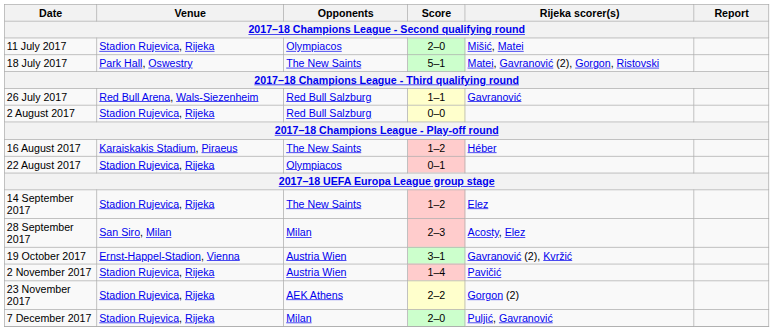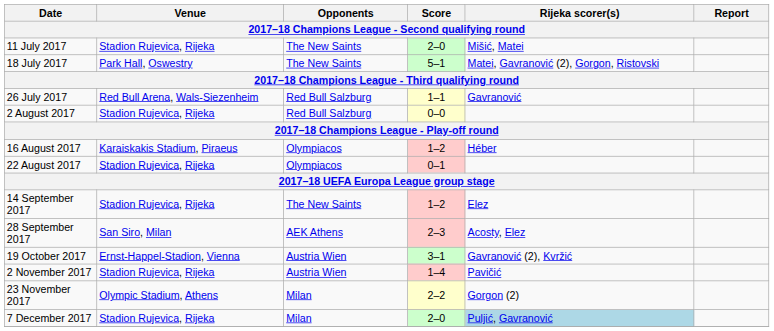(314, 47) Olympiacos -> (324, 47) The New Saints
(324, 148) The New Saints -> (314, 148) Olympiacos
(299, 233) Milan -> (315, 233) AEK Athens
(157, 295) Stadion Rujevica, Rijeka -> (159, 295) Olympic Stadium, Athens
(315, 295) AEK Athens -> (299, 295) Milan
(510, 318) no background -> (510, 318) lightblue background
